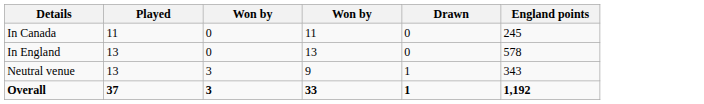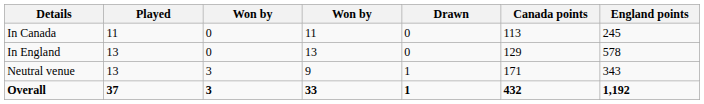+ column: (550, 14)
